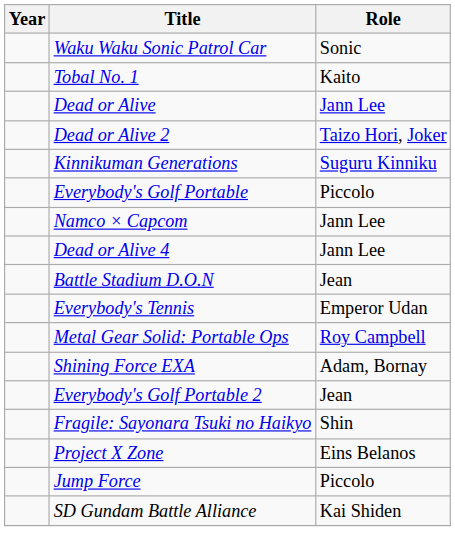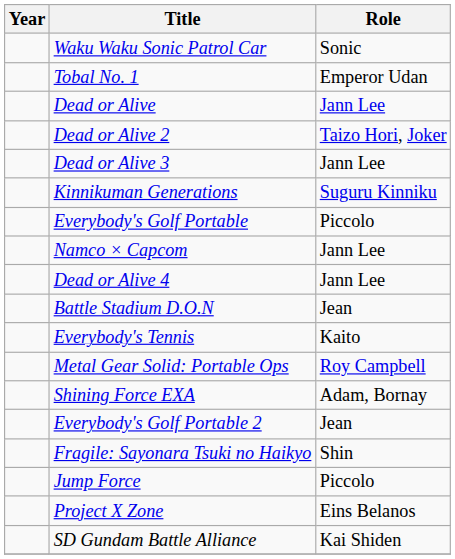(340, 76) Kaito -> (374, 76) Emperor Udan
+ row: (111, 163)
(374, 308) Emperor Udan -> (340, 337) Kaito
rows swapped: (109, 452) <-> (97, 481)
